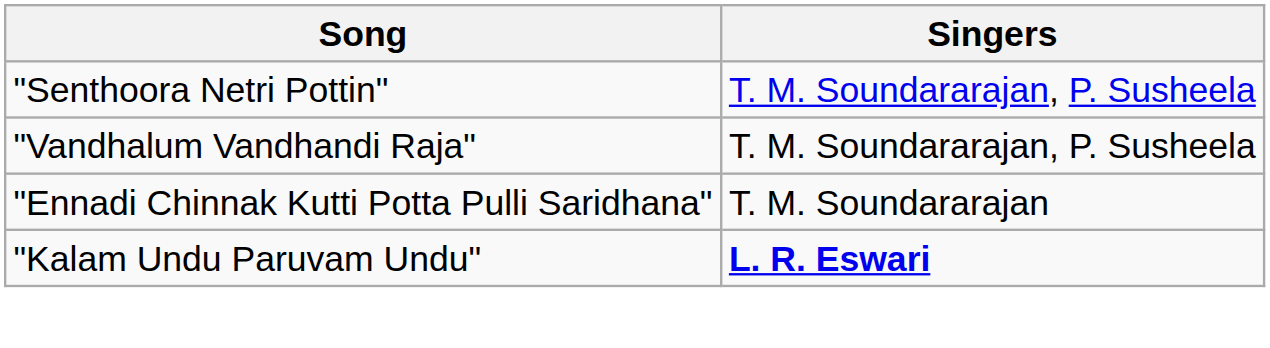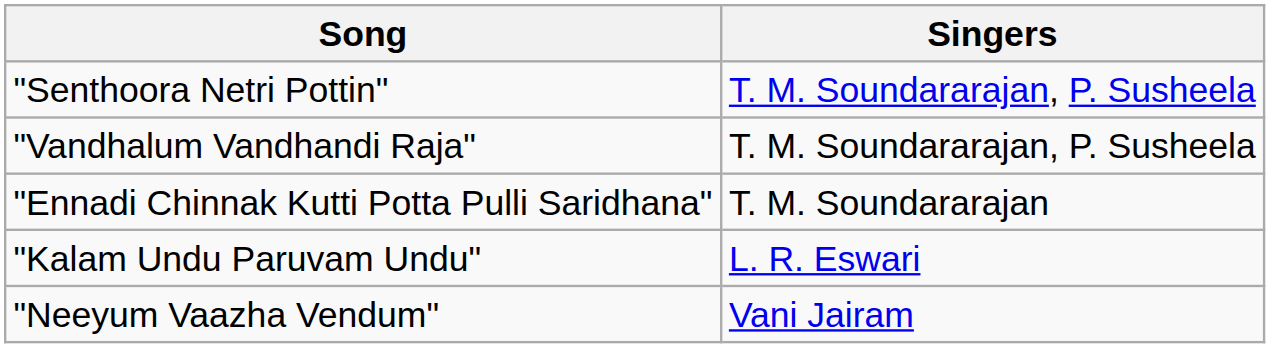(830, 259) bold -> (825, 259) normal
+ row: (226, 315)
